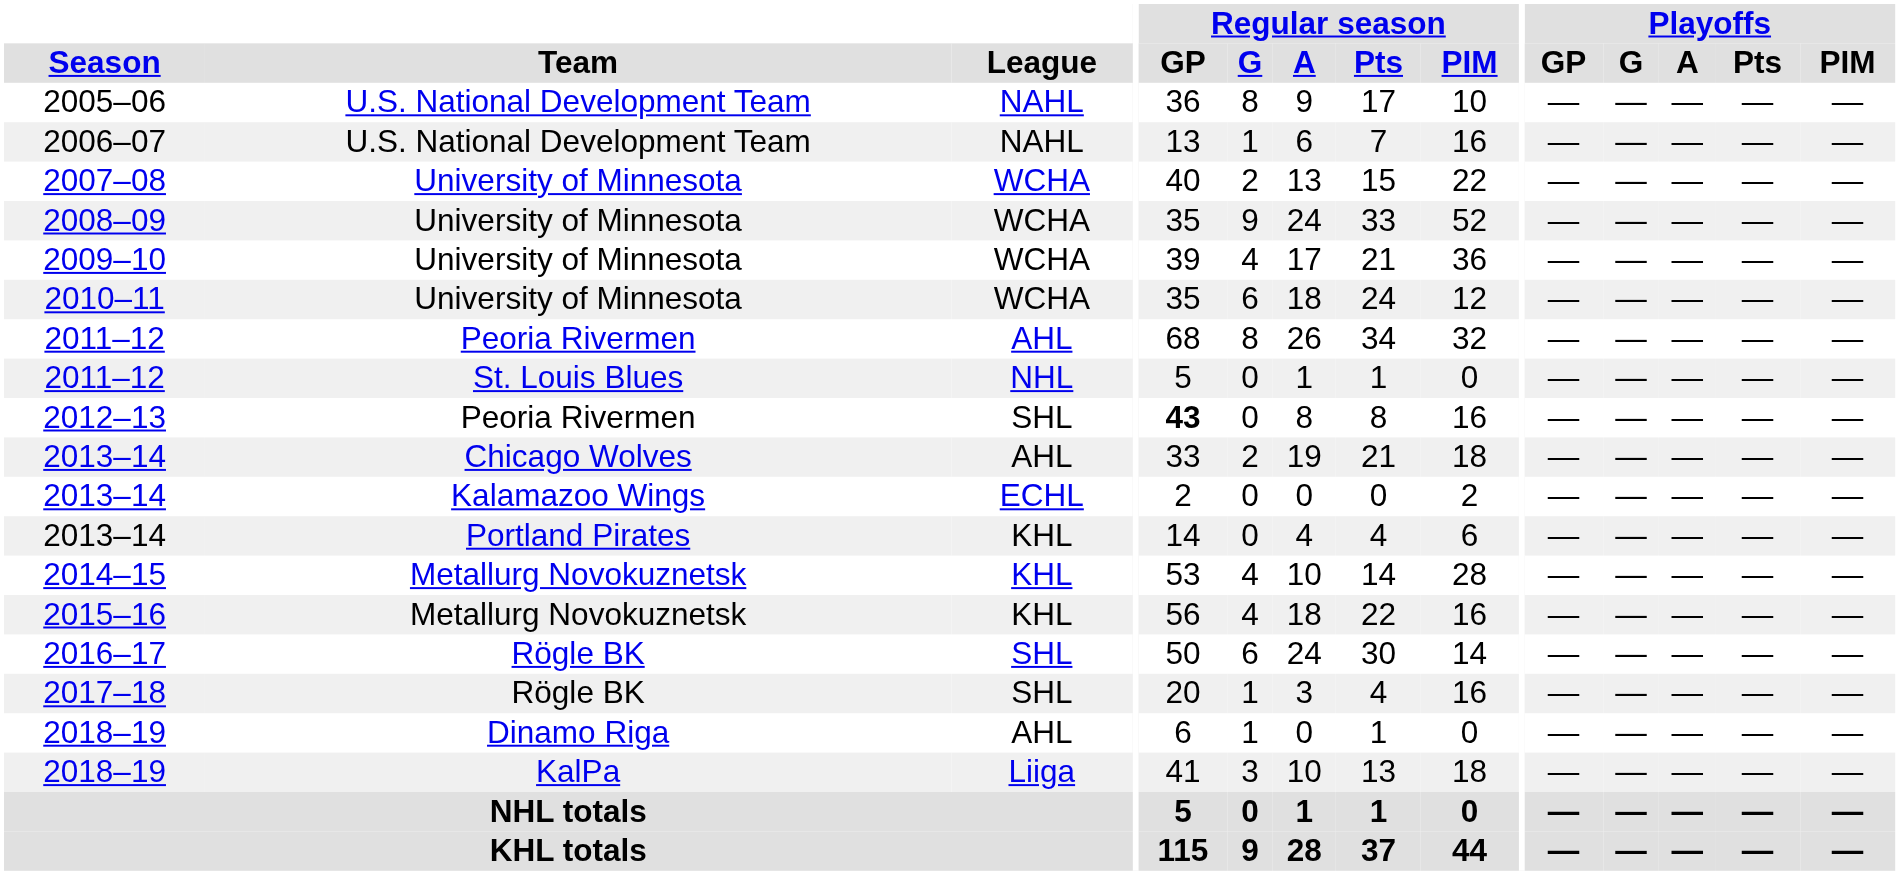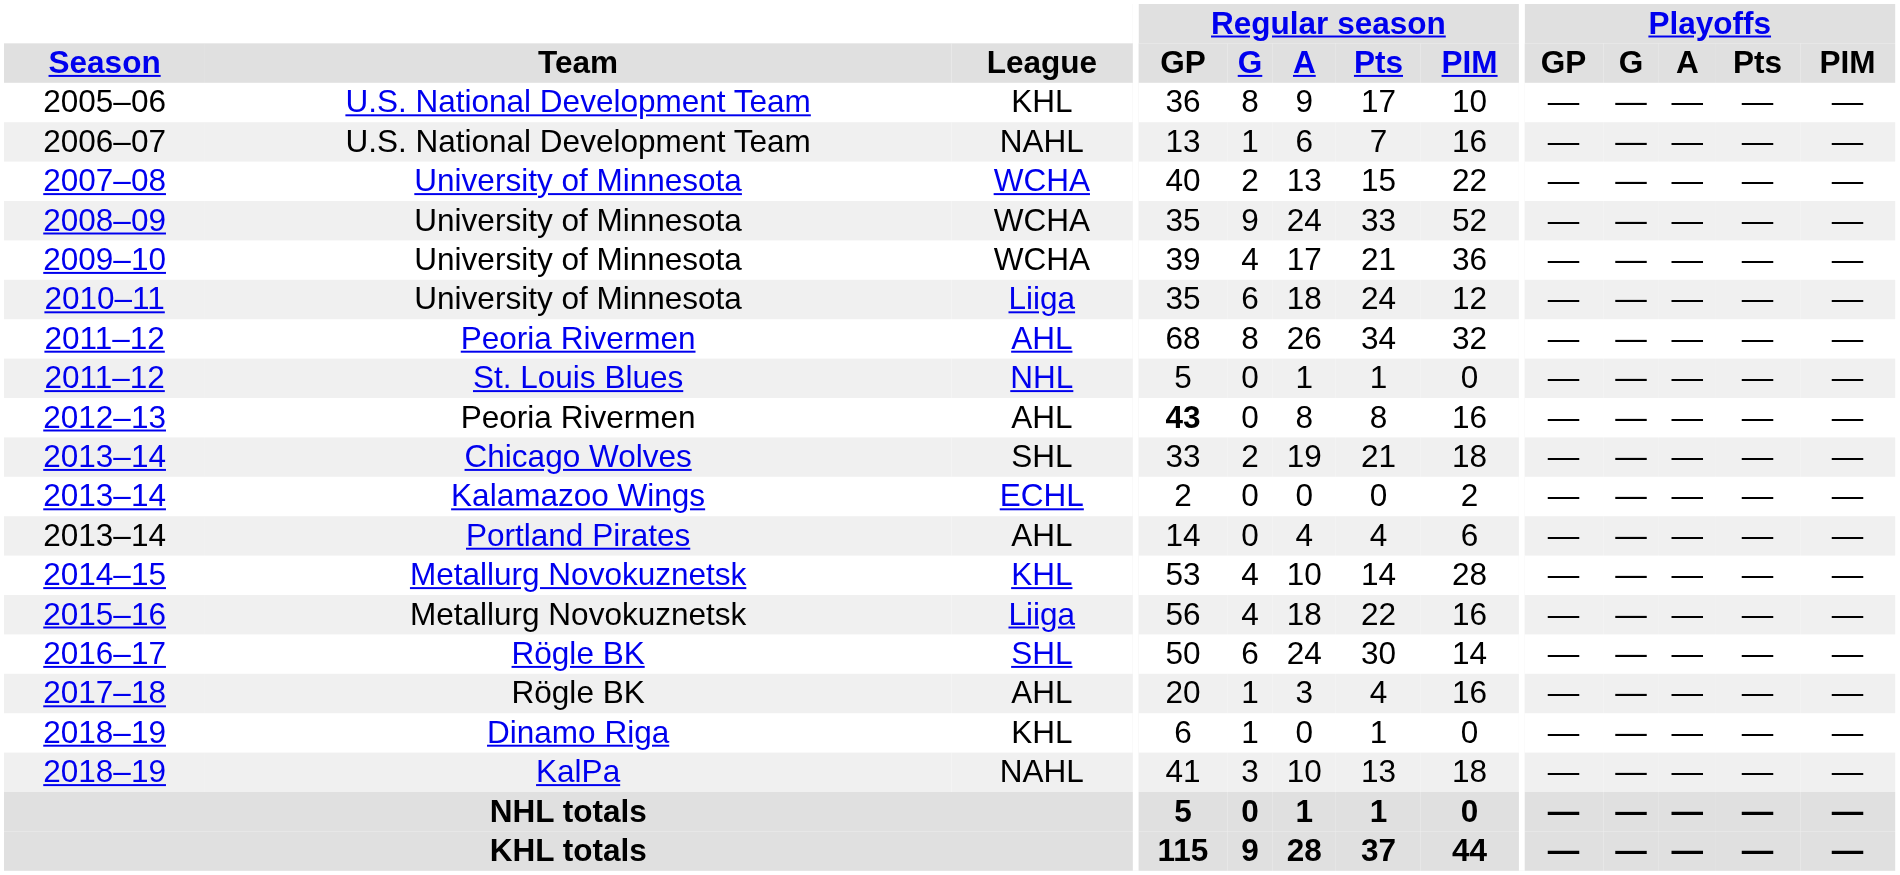(1042, 102) NAHL -> (1042, 102) KHL
(1042, 299) WCHA -> (1042, 299) Liiga
(1042, 417) SHL -> (1042, 417) AHL
(1042, 456) AHL -> (1042, 456) SHL
(1042, 535) KHL -> (1042, 535) AHL
(1042, 614) KHL -> (1042, 614) Liiga
(1042, 693) SHL -> (1042, 693) AHL
(1042, 732) AHL -> (1042, 732) KHL
(1042, 771) Liiga -> (1042, 771) NAHL
